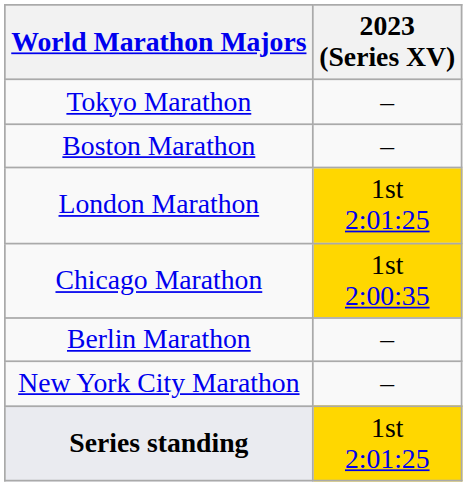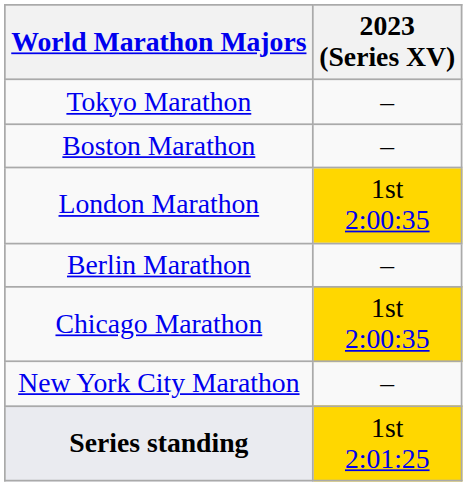(387, 204) 1st 2:01:25 -> (387, 204) 1st 2:00:35
rows swapped: (159, 339) <-> (159, 279)
